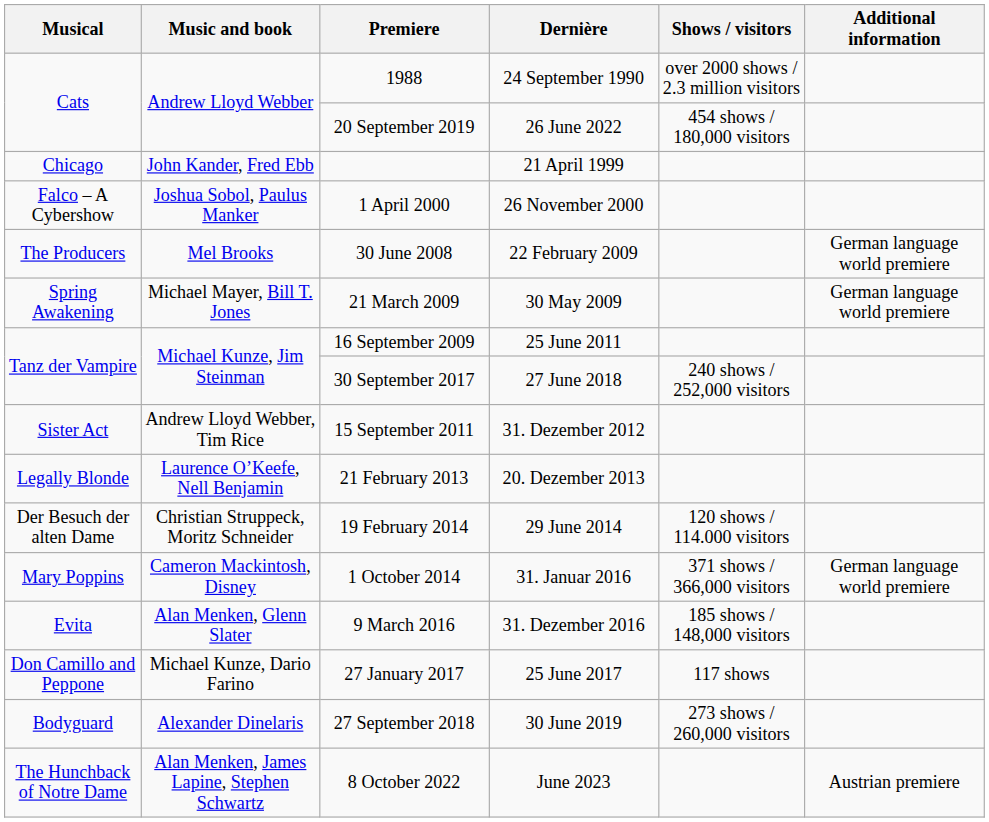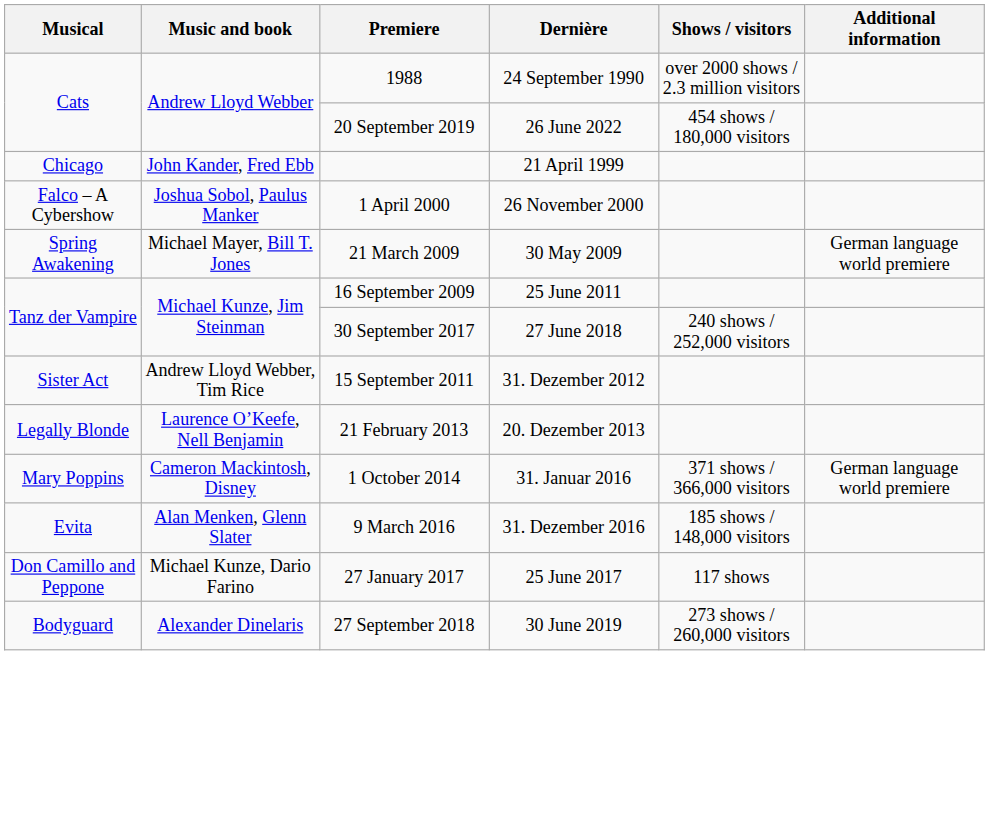- row: (404, 253)
- row: (404, 527)
- row: (404, 782)
